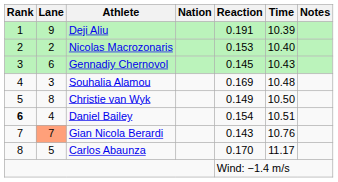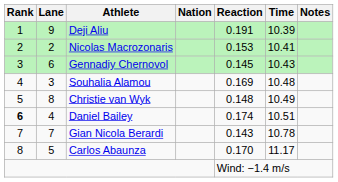(281, 47) 10.40 -> (281, 47) 10.41
(240, 99) 0.149 -> (240, 99) 0.148
(281, 99) 10.50 -> (281, 99) 10.49
(240, 116) 0.154 -> (240, 116) 0.174
(51, 133) lightsalmon background -> (51, 133) no background
(281, 133) 10.76 -> (281, 133) 10.78
